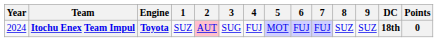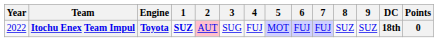(16, 28) 2024 -> (16, 28) 2022
(183, 28) normal -> (183, 28) bold
